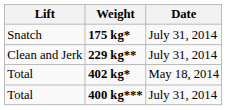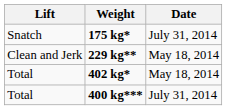(183, 54) July 31, 2014 -> (184, 54) May 18, 2014
